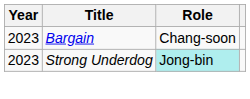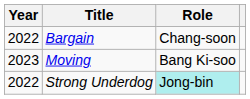(23, 37) 2023 -> (23, 37) 2022
+ row: (68, 60)
(23, 60) 2023 -> (23, 82) 2022
